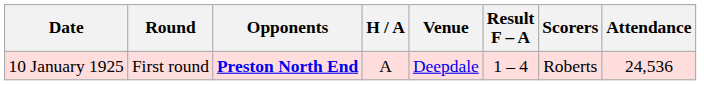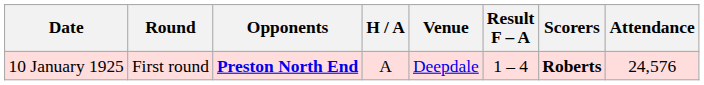(570, 65) normal -> (572, 65) bold
(649, 65) 24,536 -> (652, 65) 24,576
